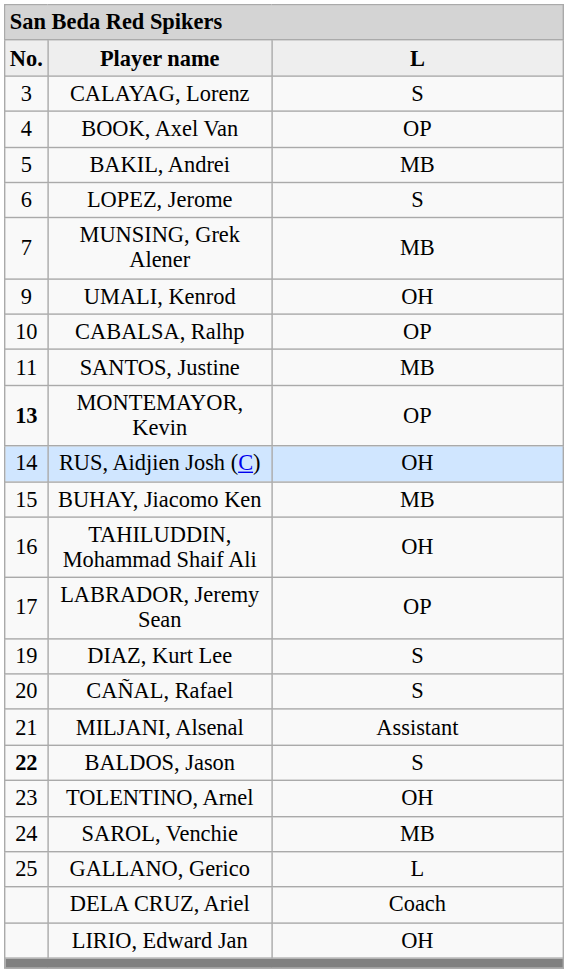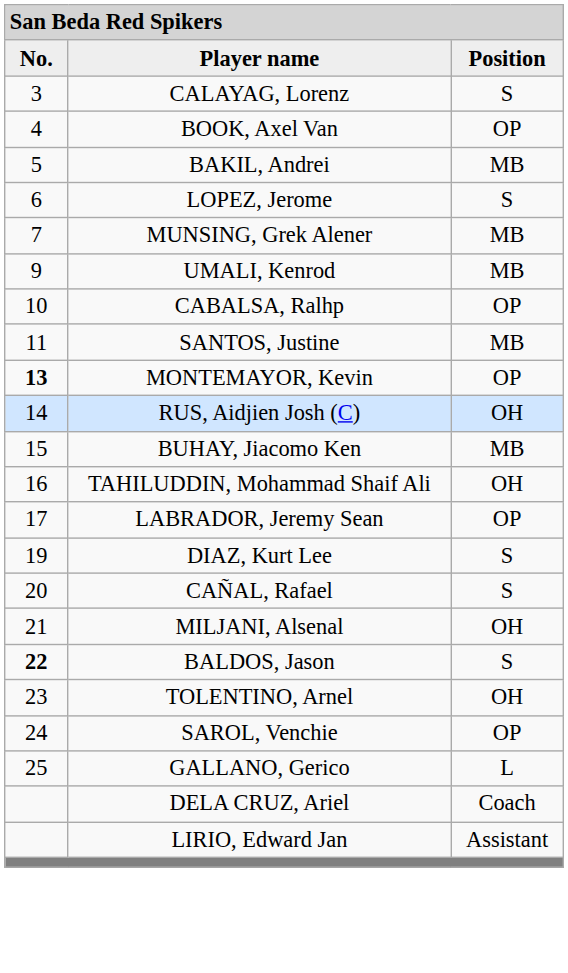(417, 57) L -> (507, 57) Position
(417, 296) OH -> (507, 270) MB
(417, 726) Assistant -> (507, 626) OH
(417, 833) MB -> (507, 732) OP
(417, 940) OH -> (507, 839) Assistant
